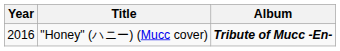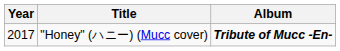(21, 34) 2016 -> (21, 34) 2017
